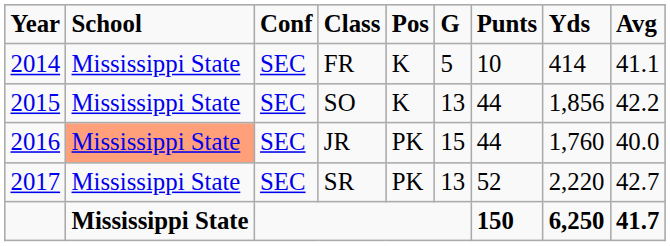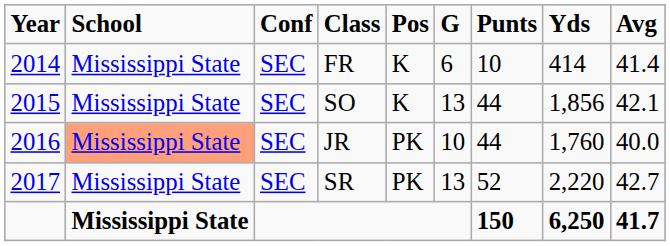(447, 63) 5 -> (447, 63) 6
(638, 63) 41.1 -> (638, 63) 41.4
(638, 102) 42.2 -> (638, 102) 42.1
(453, 142) 15 -> (453, 142) 10
